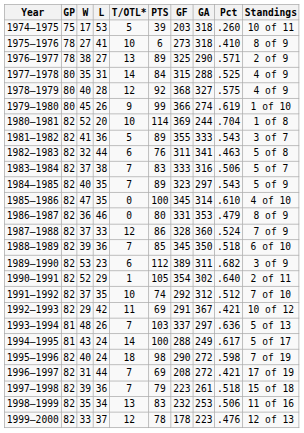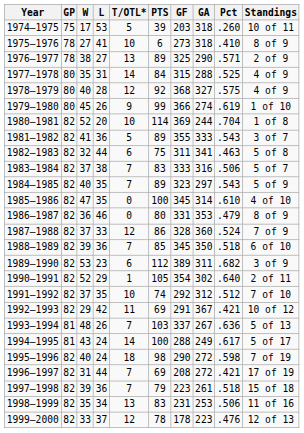(160, 153) 76 -> (160, 153) 75
(204, 326) 297 -> (204, 326) 267
(182, 404) 232 -> (182, 404) 231
